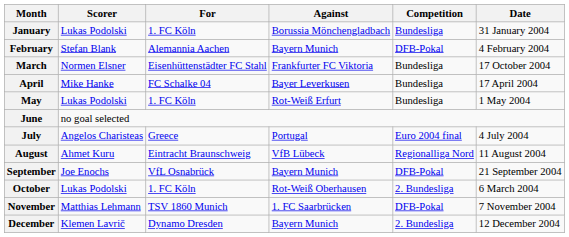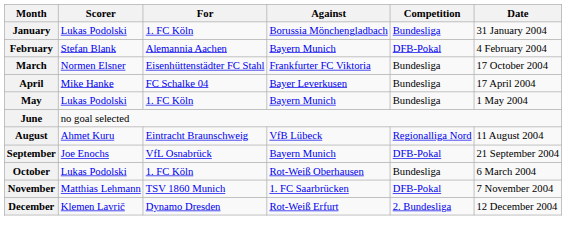(306, 101) Rot-Weiß Erfurt -> (303, 101) Bayern Munich
- row: (31, 136)
(424, 188) 2. Bundesliga -> (417, 171) Bundesliga
(305, 223) Bayern Munich -> (304, 206) Rot-Weiß Erfurt
